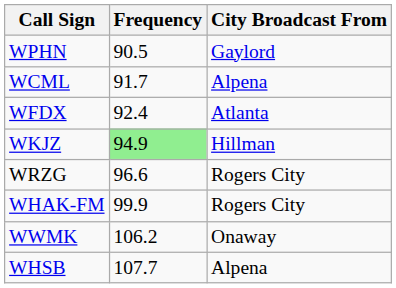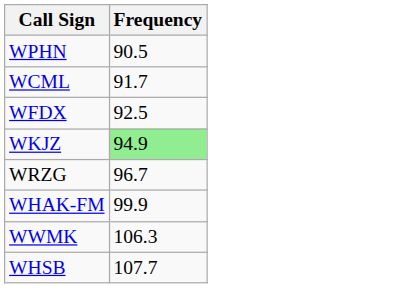- column: (299, 19)
(131, 112) 92.4 -> (131, 112) 92.5
(131, 174) 96.6 -> (131, 174) 96.7
(135, 236) 106.2 -> (135, 236) 106.3
